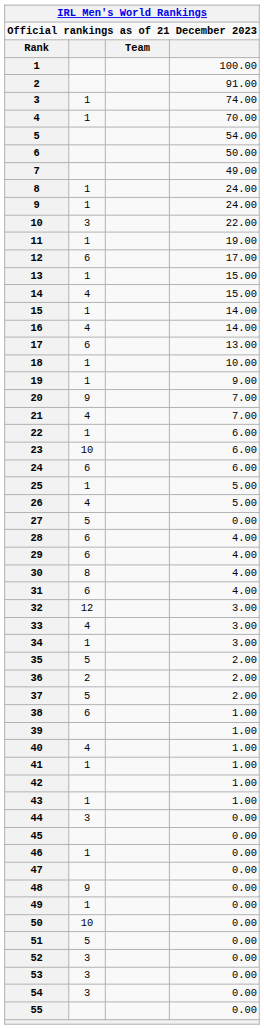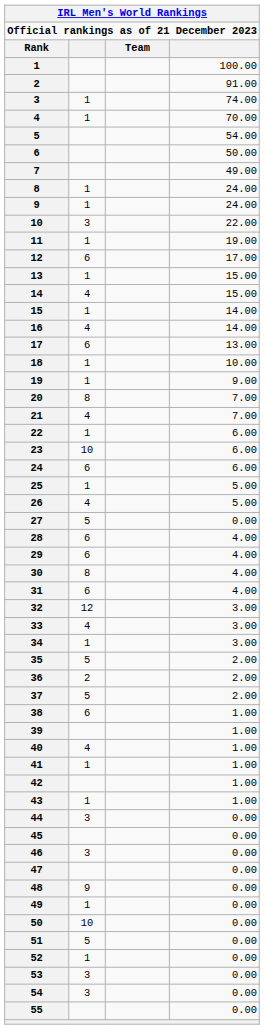(87, 398) 9 -> (87, 398) 8
(87, 853) 1 -> (87, 853) 3
(87, 958) 3 -> (87, 958) 1
